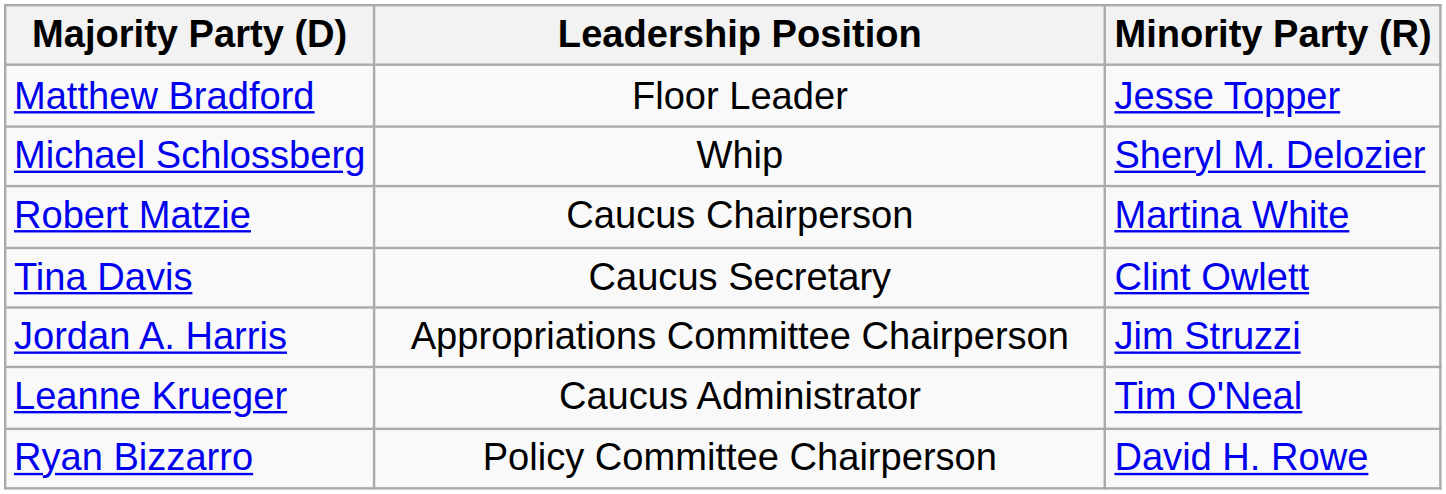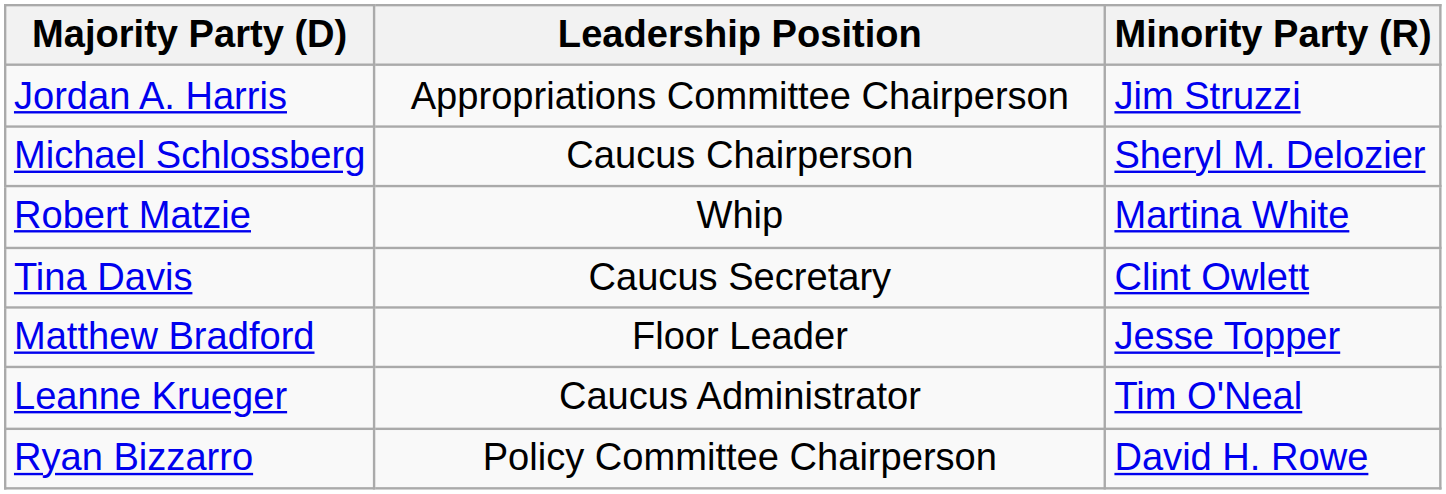rows swapped: (164, 95) <-> (150, 336)
(740, 155) Whip -> (740, 155) Caucus Chairperson
(740, 215) Caucus Chairperson -> (740, 215) Whip
